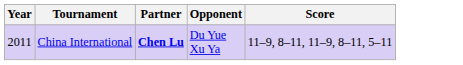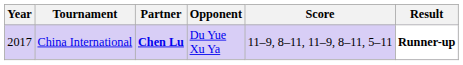+ column: (427, 14)
(20, 42) 2011 -> (20, 42) 2017
